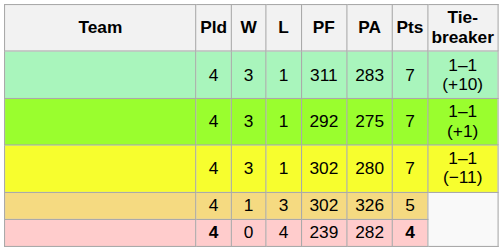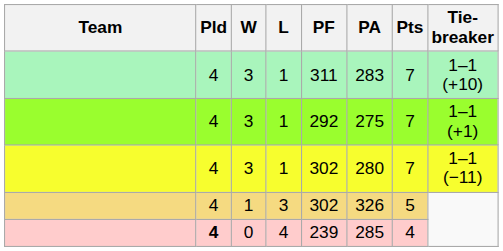(370, 232) 282 -> (370, 232) 285
(410, 232) bold -> (410, 232) normal
